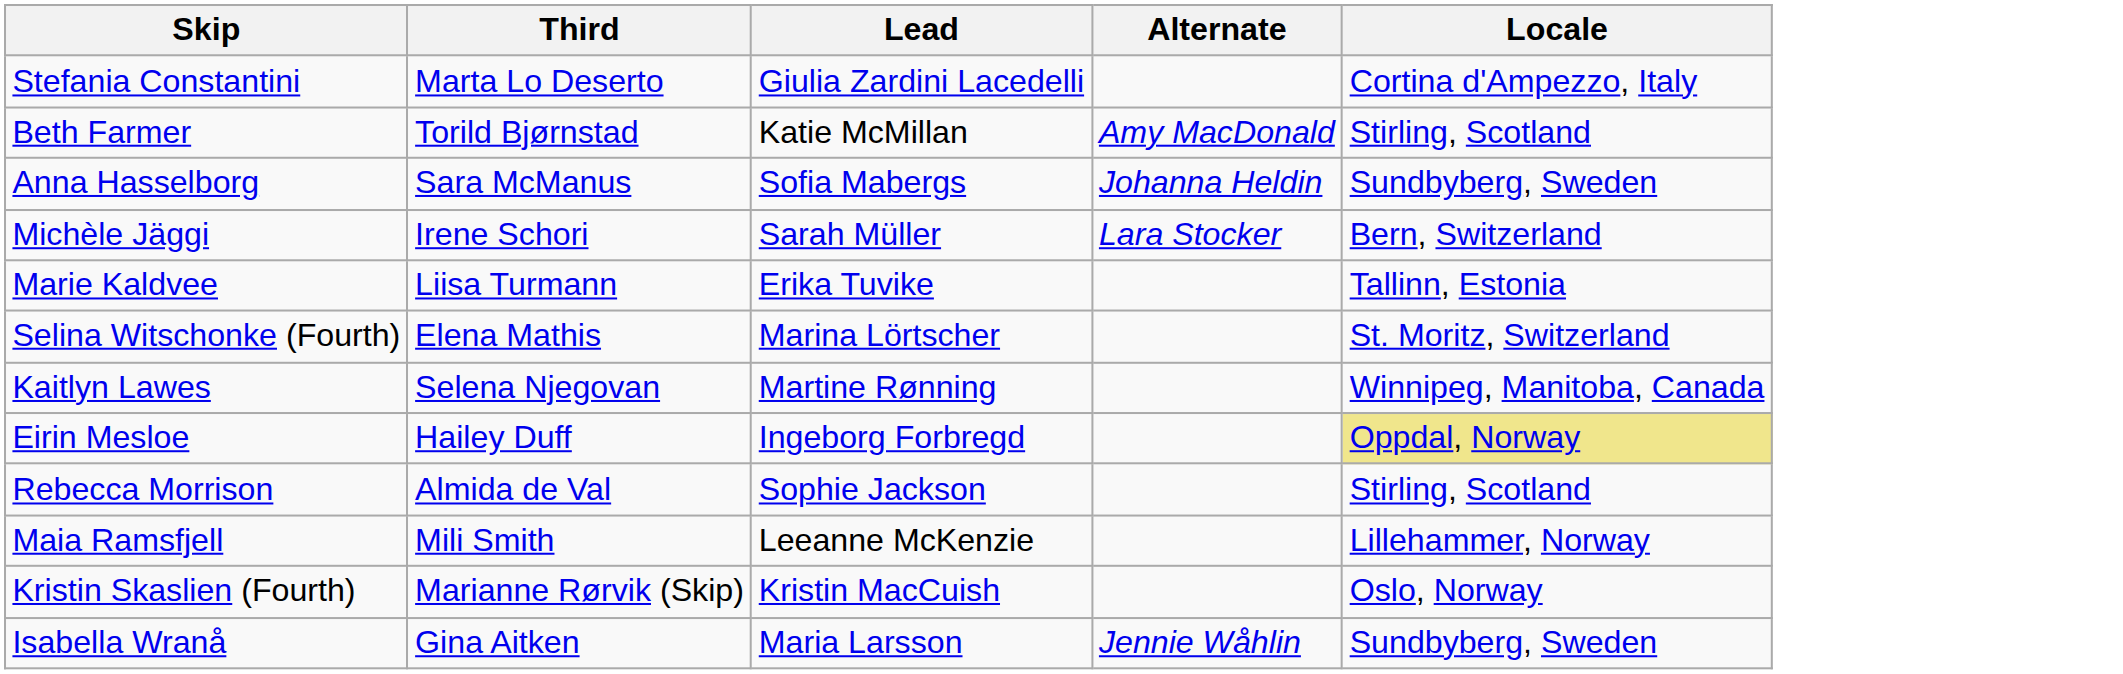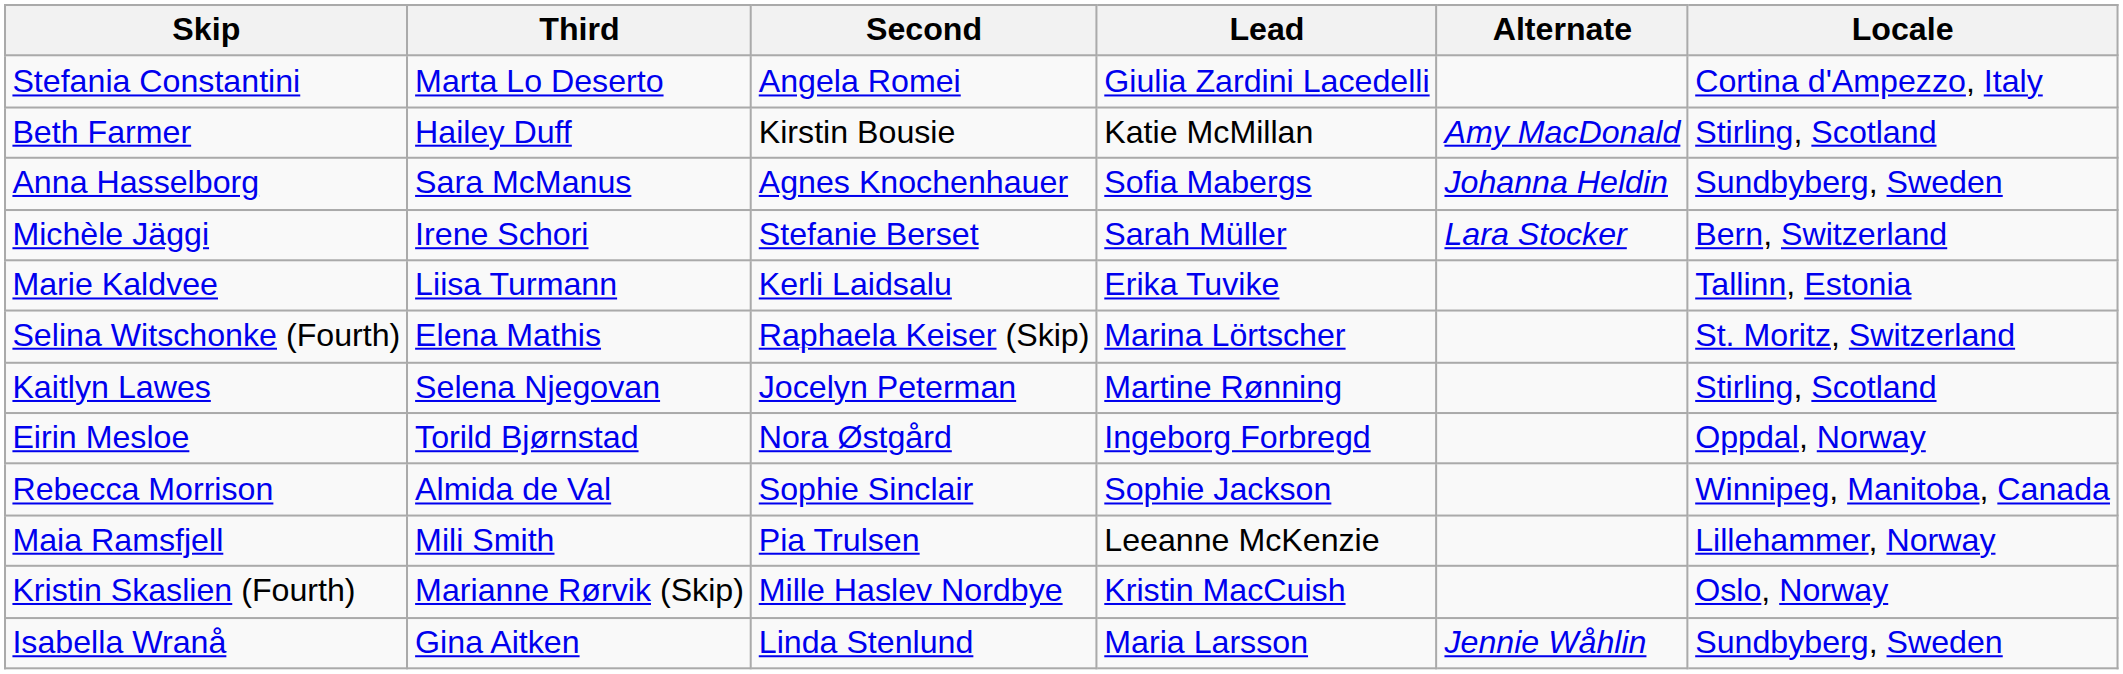+ column: (924, 30)
(527, 132) Torild Bjørnstad -> (493, 132) Hailey Duff
(1557, 387) Winnipeg, Manitoba, Canada -> (1816, 387) Stirling, Scotland
(493, 438) Hailey Duff -> (527, 438) Torild Bjørnstad
(1465, 438) khaki background -> (1810, 438) no background
(1470, 489) Stirling, Scotland -> (1903, 489) Winnipeg, Manitoba, Canada
